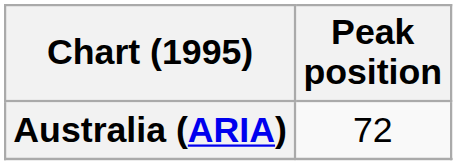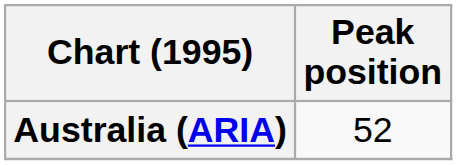(373, 129) 72 -> (373, 129) 52
